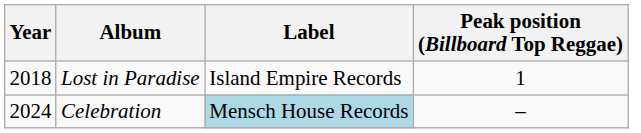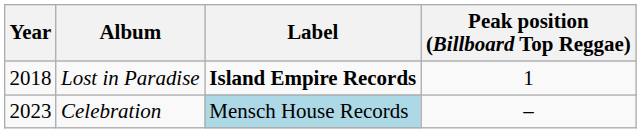(305, 77) normal -> (313, 77) bold
(30, 111) 2024 -> (30, 111) 2023
